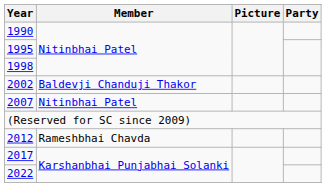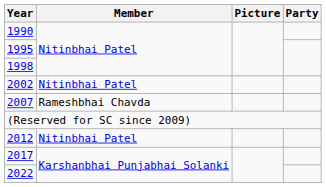(117, 85) Baldevji Chanduji Thakor -> (88, 85) Nitinbhai Patel
(88, 102) Nitinbhai Patel -> (94, 102) Rameshbhai Chavda
(94, 138) Rameshbhai Chavda -> (88, 138) Nitinbhai Patel
